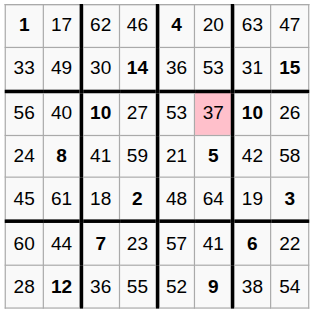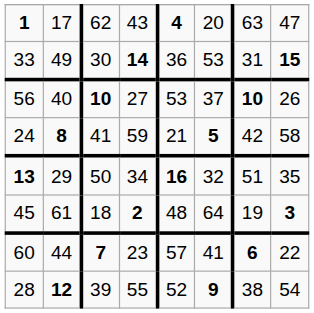(137, 25) 46 -> (137, 22) 43
(213, 113) pink background -> (213, 99) no background
+ row: (24, 175)
(101, 286) 36 -> (101, 289) 39
